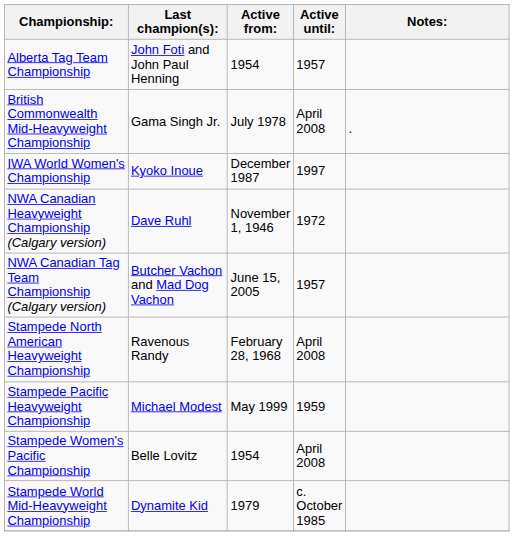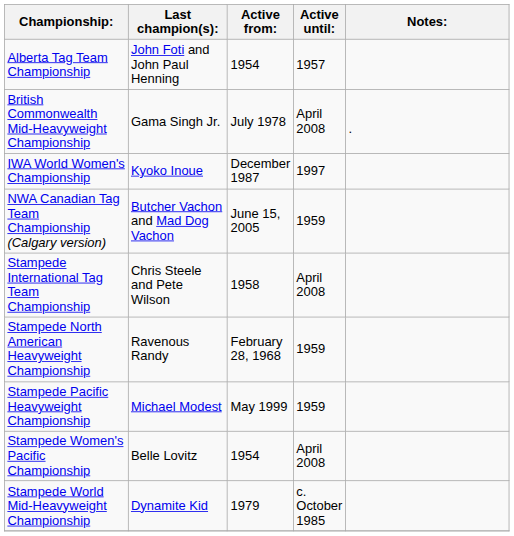- row: (57, 220)
(311, 285) 1957 -> (311, 220) 1959
+ row: (55, 285)
(311, 349) April 2008 -> (311, 349) 1959
